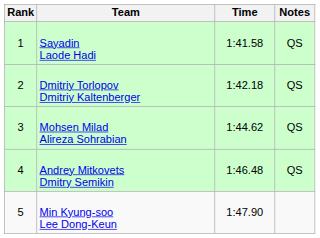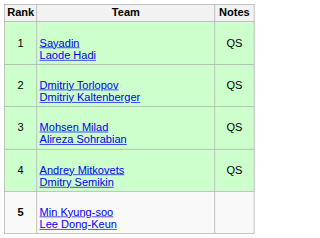- column: (245, 13)
(21, 212) normal -> (21, 212) bold
